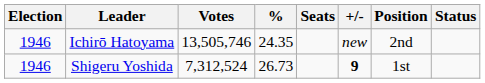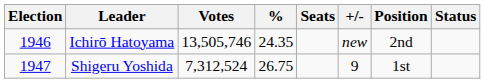(35, 66) 1946 -> (35, 66) 1947
(276, 66) 26.73 -> (276, 66) 26.75
(355, 66) bold -> (355, 66) normal
